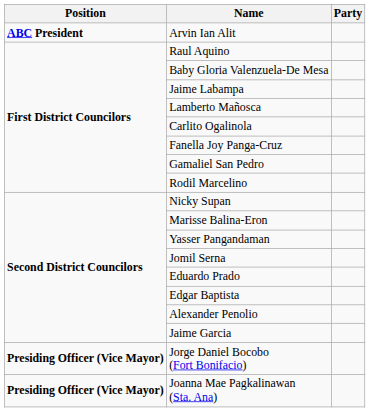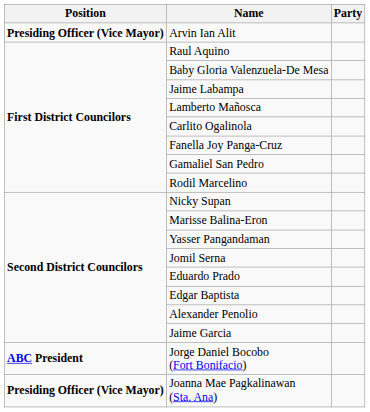(45, 32) ABC President -> (85, 32) Presiding Officer (Vice Mayor)
(85, 358) Presiding Officer (Vice Mayor) -> (45, 358) ABC President
